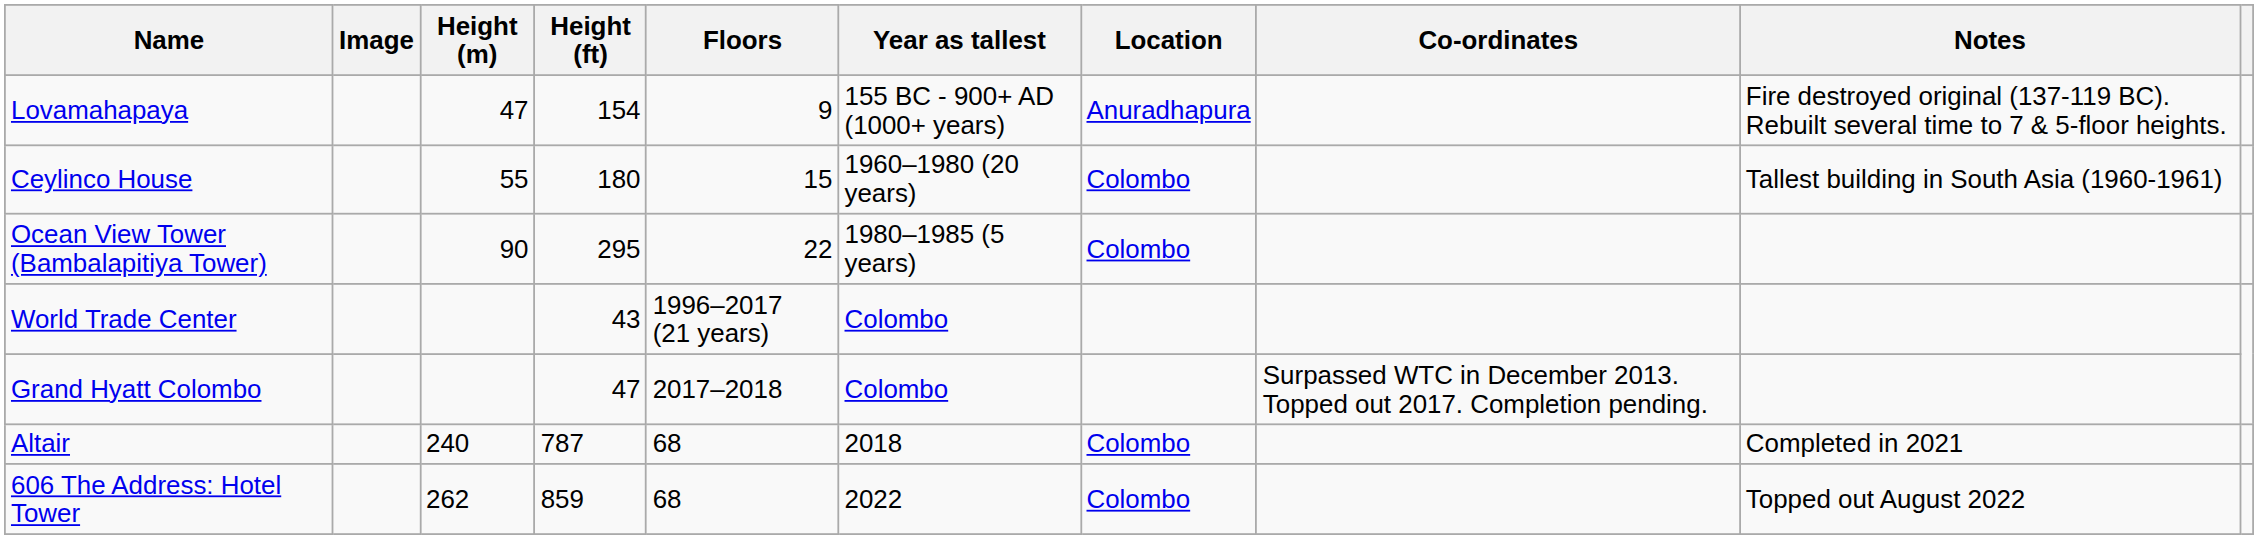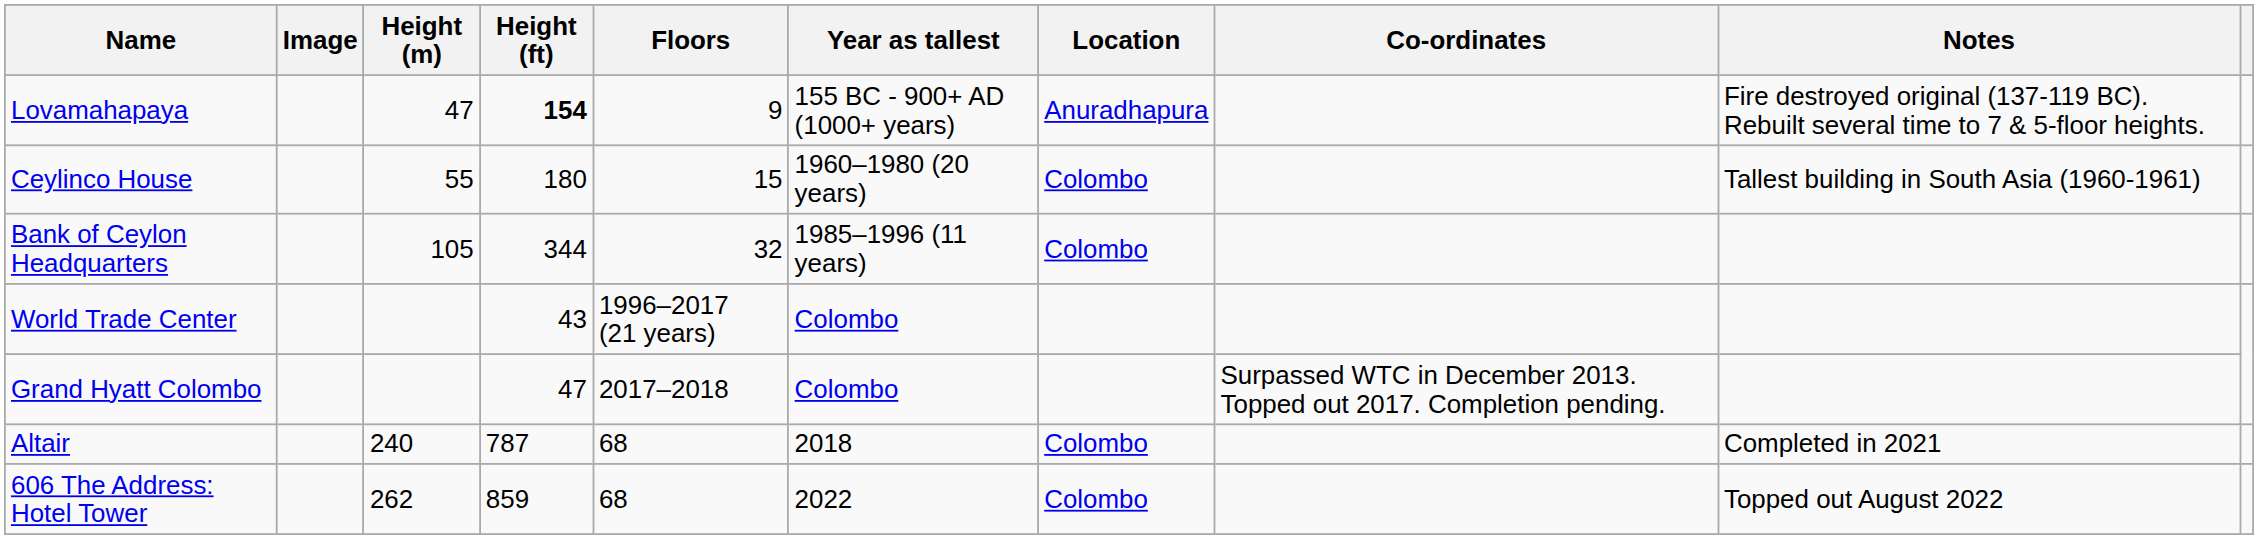(619, 110) normal -> (565, 110) bold
- row: (139, 249)
+ row: (99, 249)
